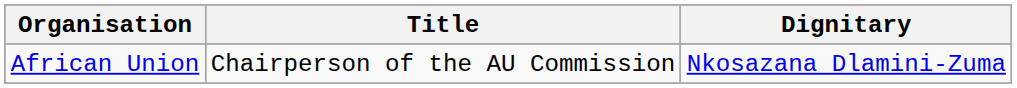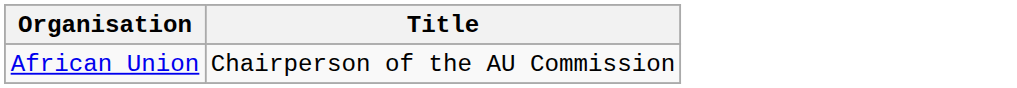- column: (846, 25)
